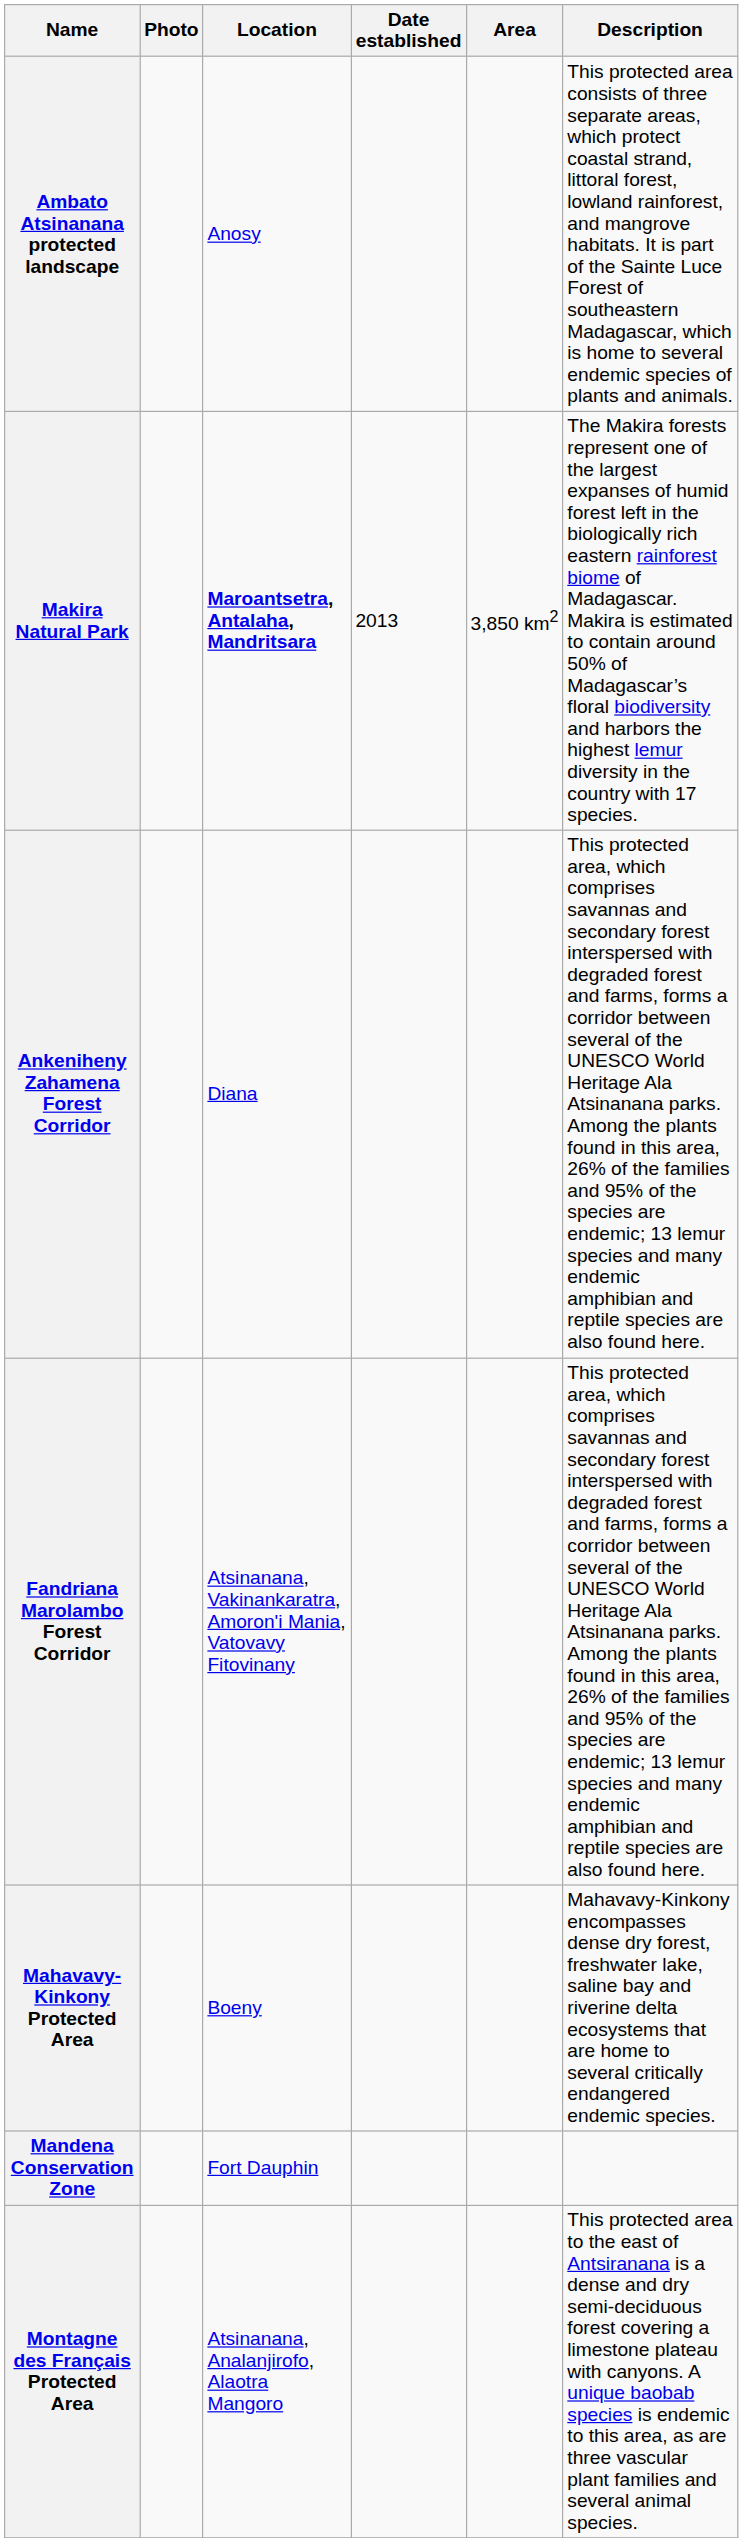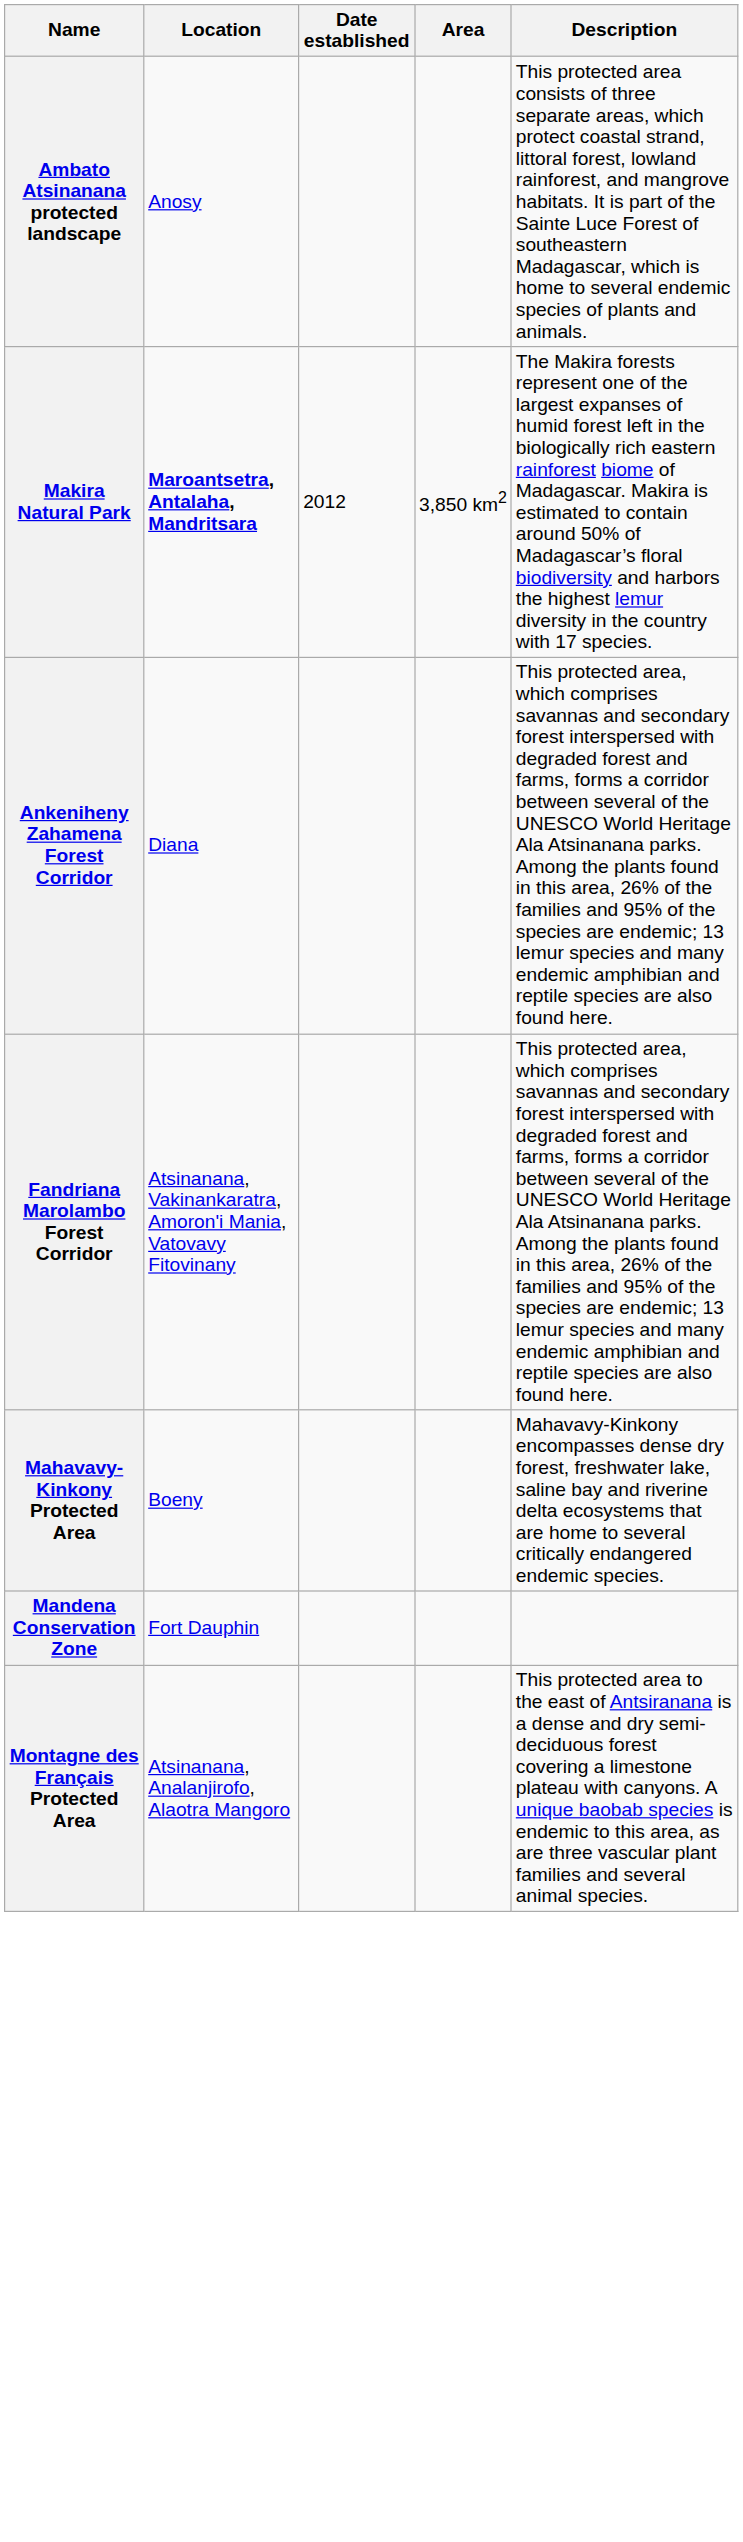- column: (171, 30)
(377, 620) 2013 -> (325, 501) 2012
